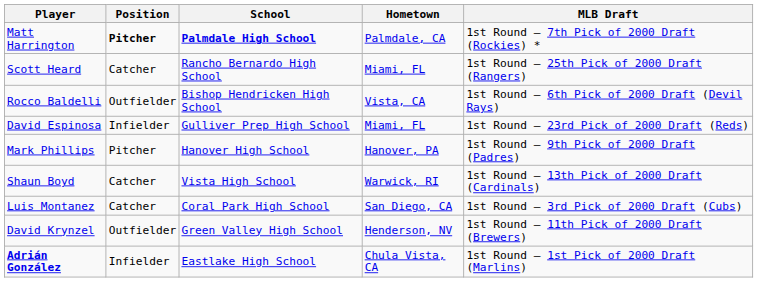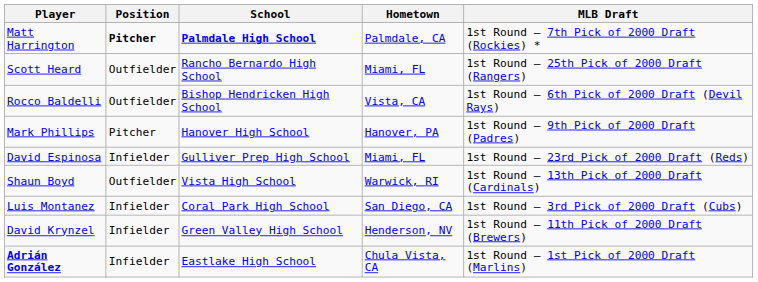(132, 69) Catcher -> (142, 69) Outfielder
rows swapped: (54, 125) <-> (51, 150)
(132, 181) Catcher -> (142, 181) Outfielder
(132, 206) Catcher -> (139, 206) Infielder
(142, 230) Outfielder -> (139, 230) Infielder
